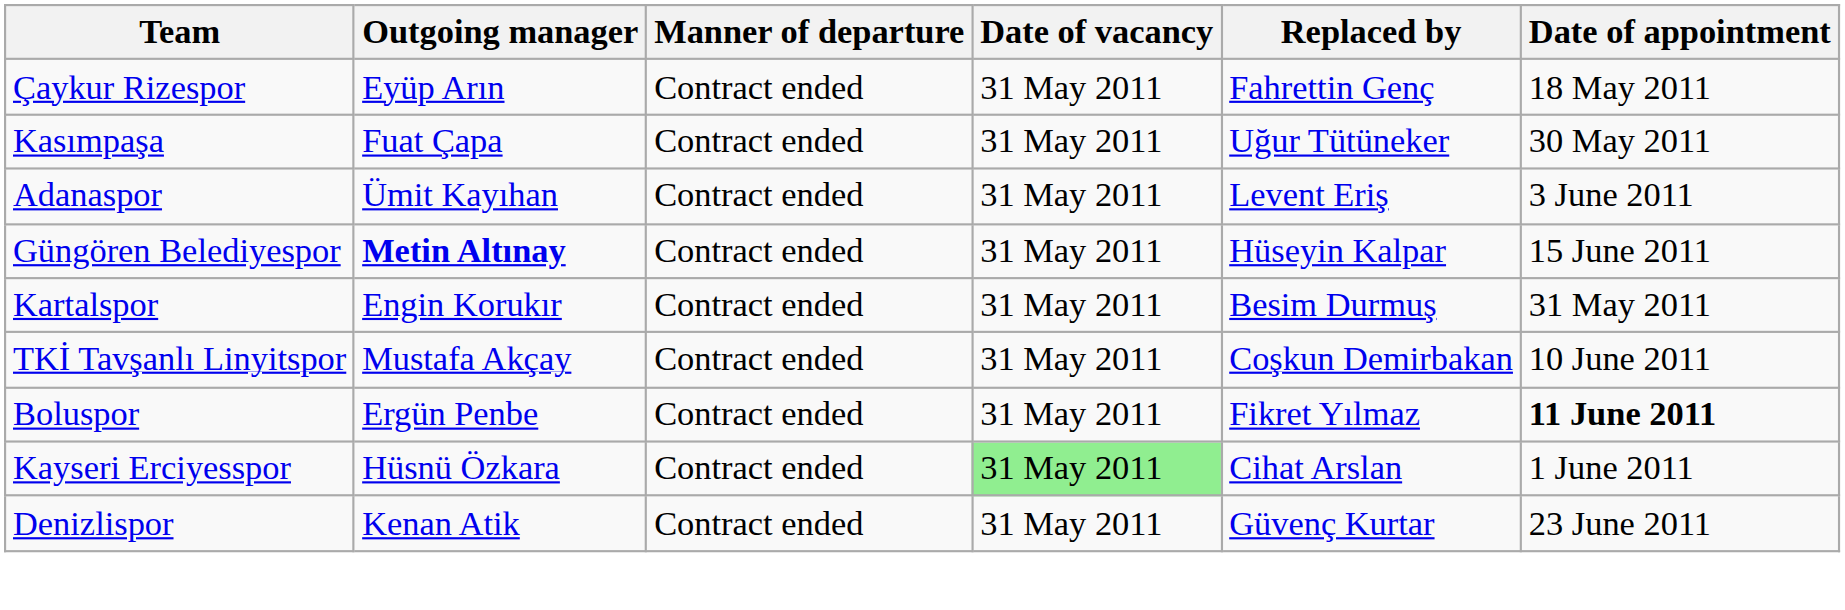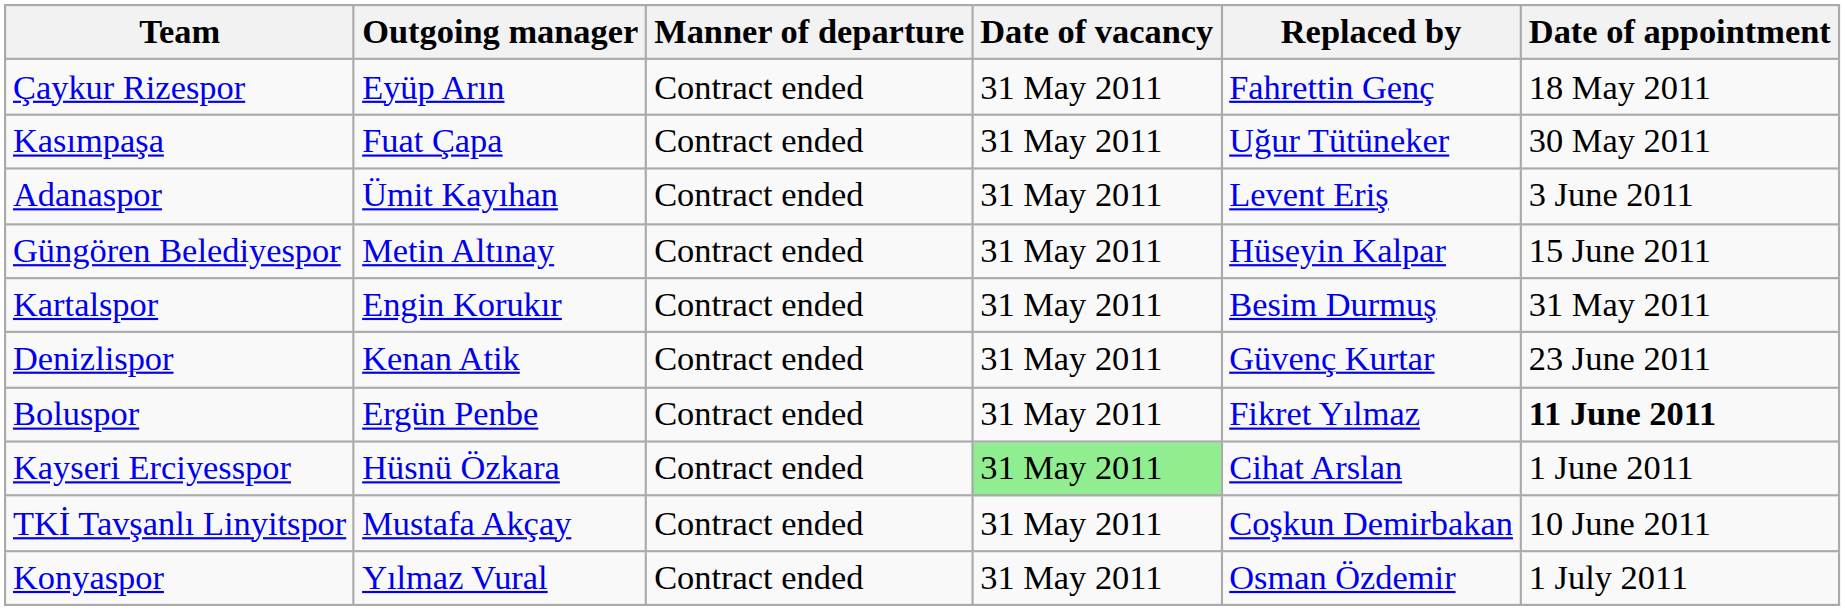(464, 250) bold -> (458, 250) normal
rows swapped: (180, 359) <-> (93, 522)
+ row: (88, 577)
